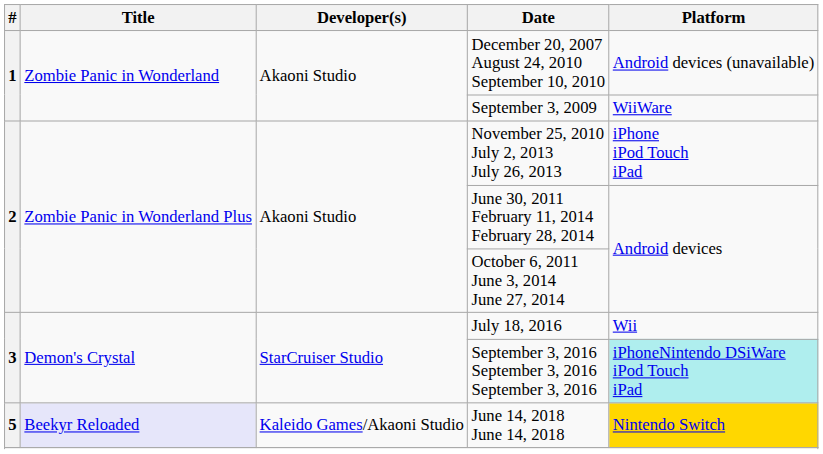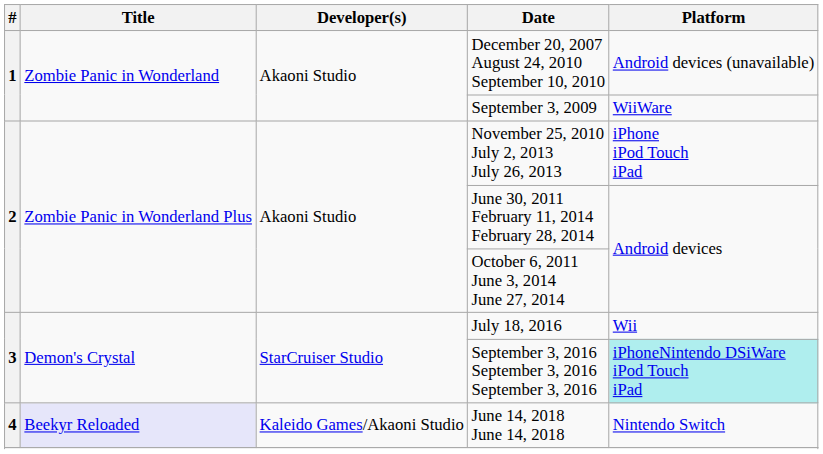(13, 425) 5 -> (13, 425) 4
(669, 425) gold background -> (669, 425) no background
